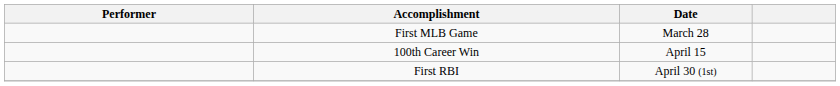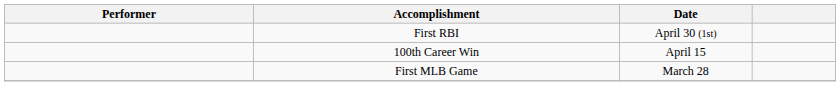rows swapped: (436, 33) <-> (436, 71)
